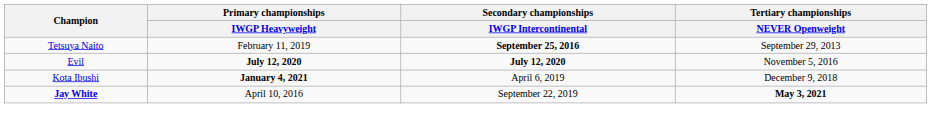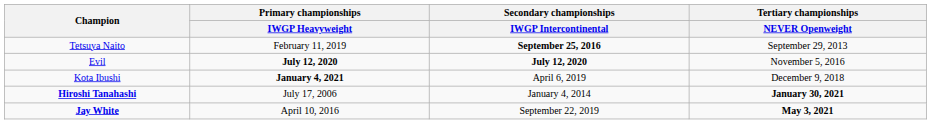+ row: (97, 94)
